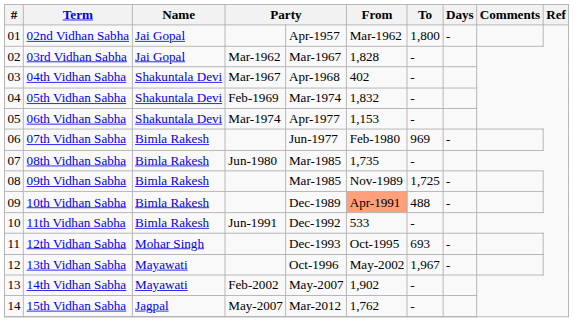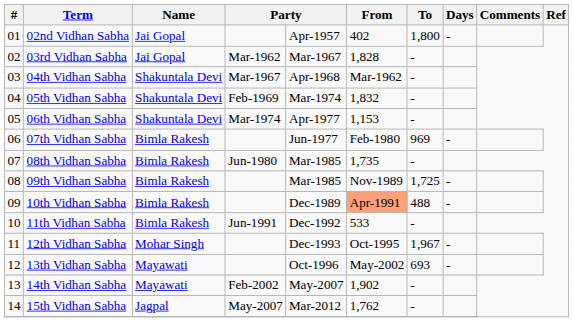(376, 35) Mar-1962 -> (359, 35) 402
(359, 77) 402 -> (376, 77) Mar-1962
(420, 243) 693 -> (425, 243) 1,967
(425, 264) 1,967 -> (420, 264) 693
